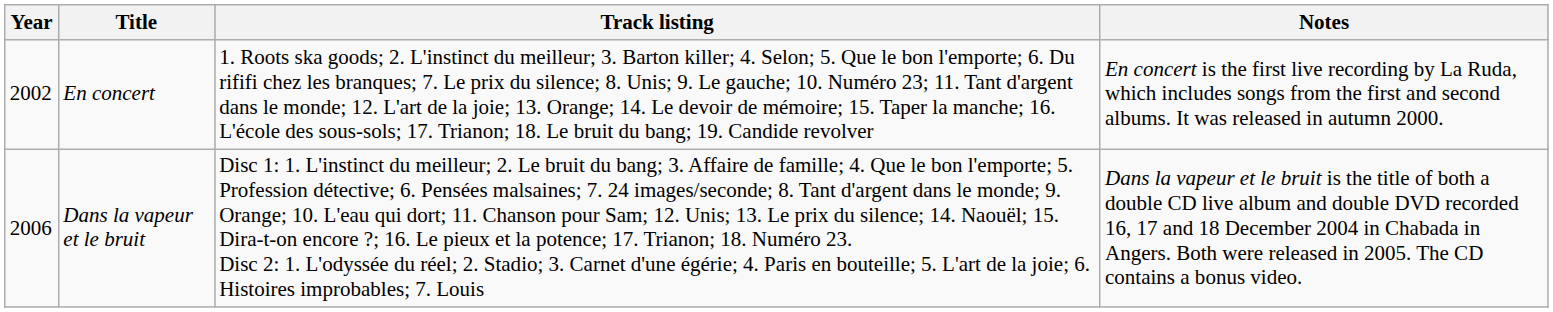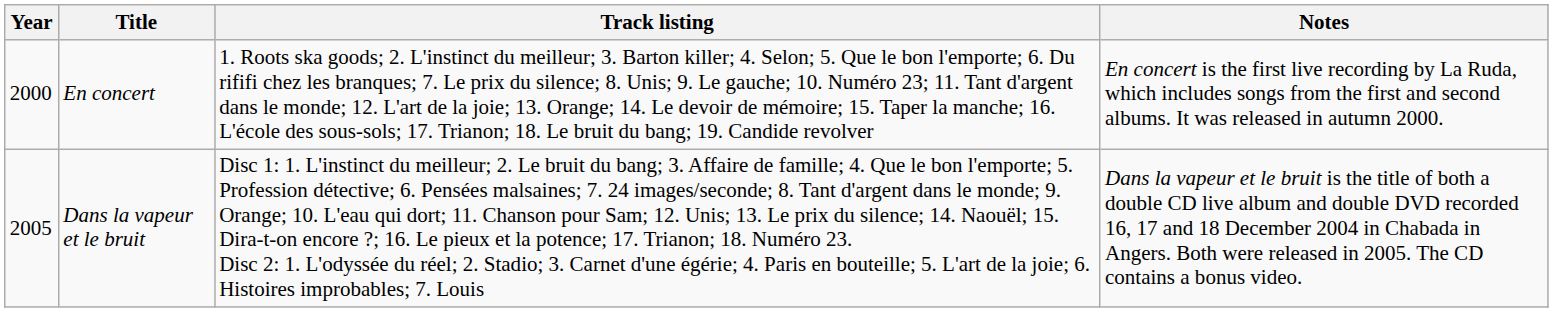(31, 94) 2002 -> (31, 94) 2000
(31, 228) 2006 -> (31, 228) 2005
